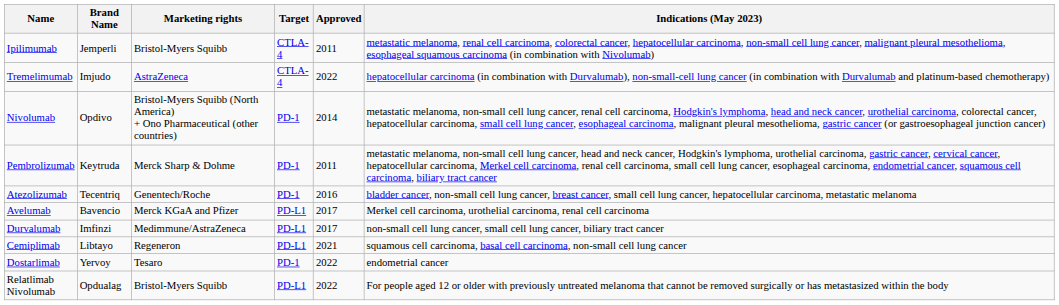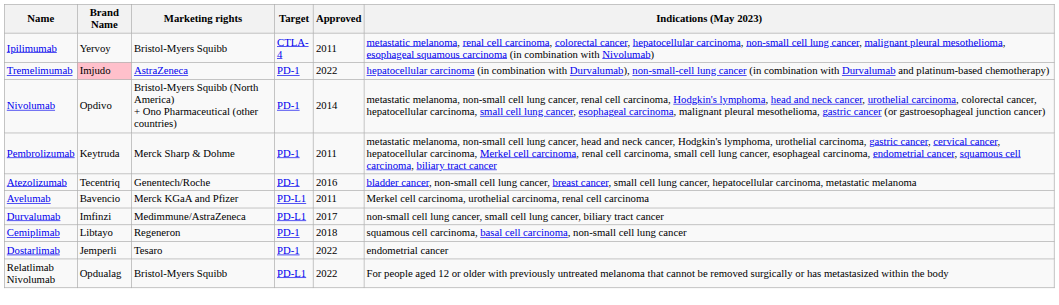(98, 48) Jemperli -> (95, 48) Yervoy
(95, 77) no background -> (95, 71) pink background
(293, 77) CTLA-4 -> (288, 71) PD-1
(327, 211) 2017 -> (326, 199) 2011
(292, 245) PD-L1 -> (288, 233) PD-1
(327, 245) 2021 -> (327, 233) 2018
(95, 262) Yervoy -> (98, 250) Jemperli
